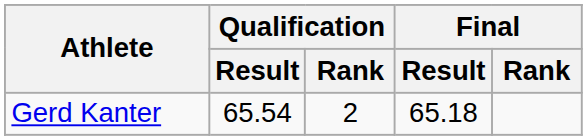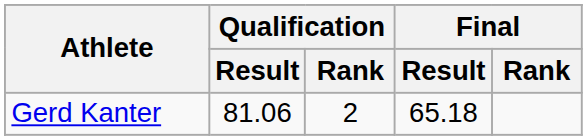(257, 114) 65.54 -> (257, 114) 81.06
